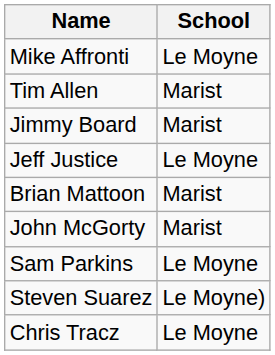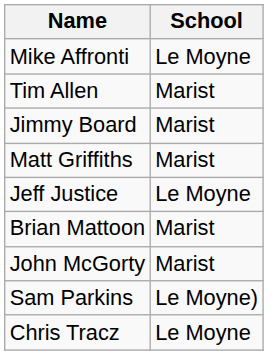+ row: (71, 159)
(210, 263) Le Moyne -> (207, 297) Le Moyne)
- row: (81, 297)
